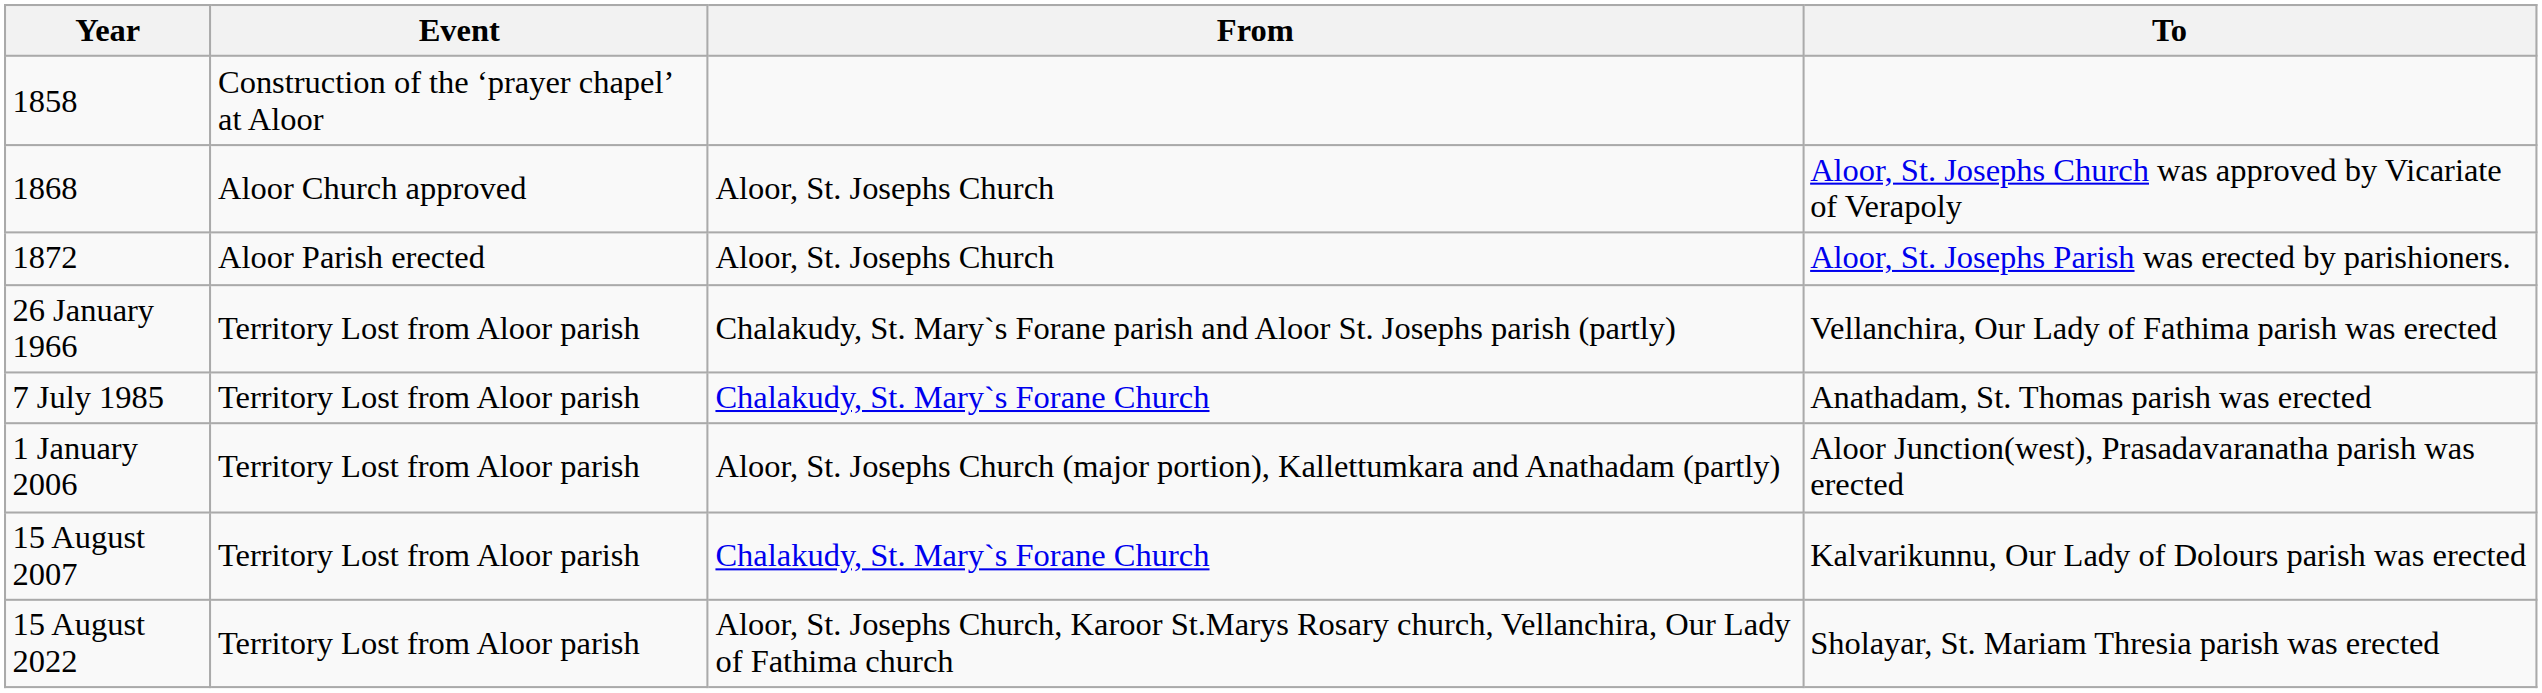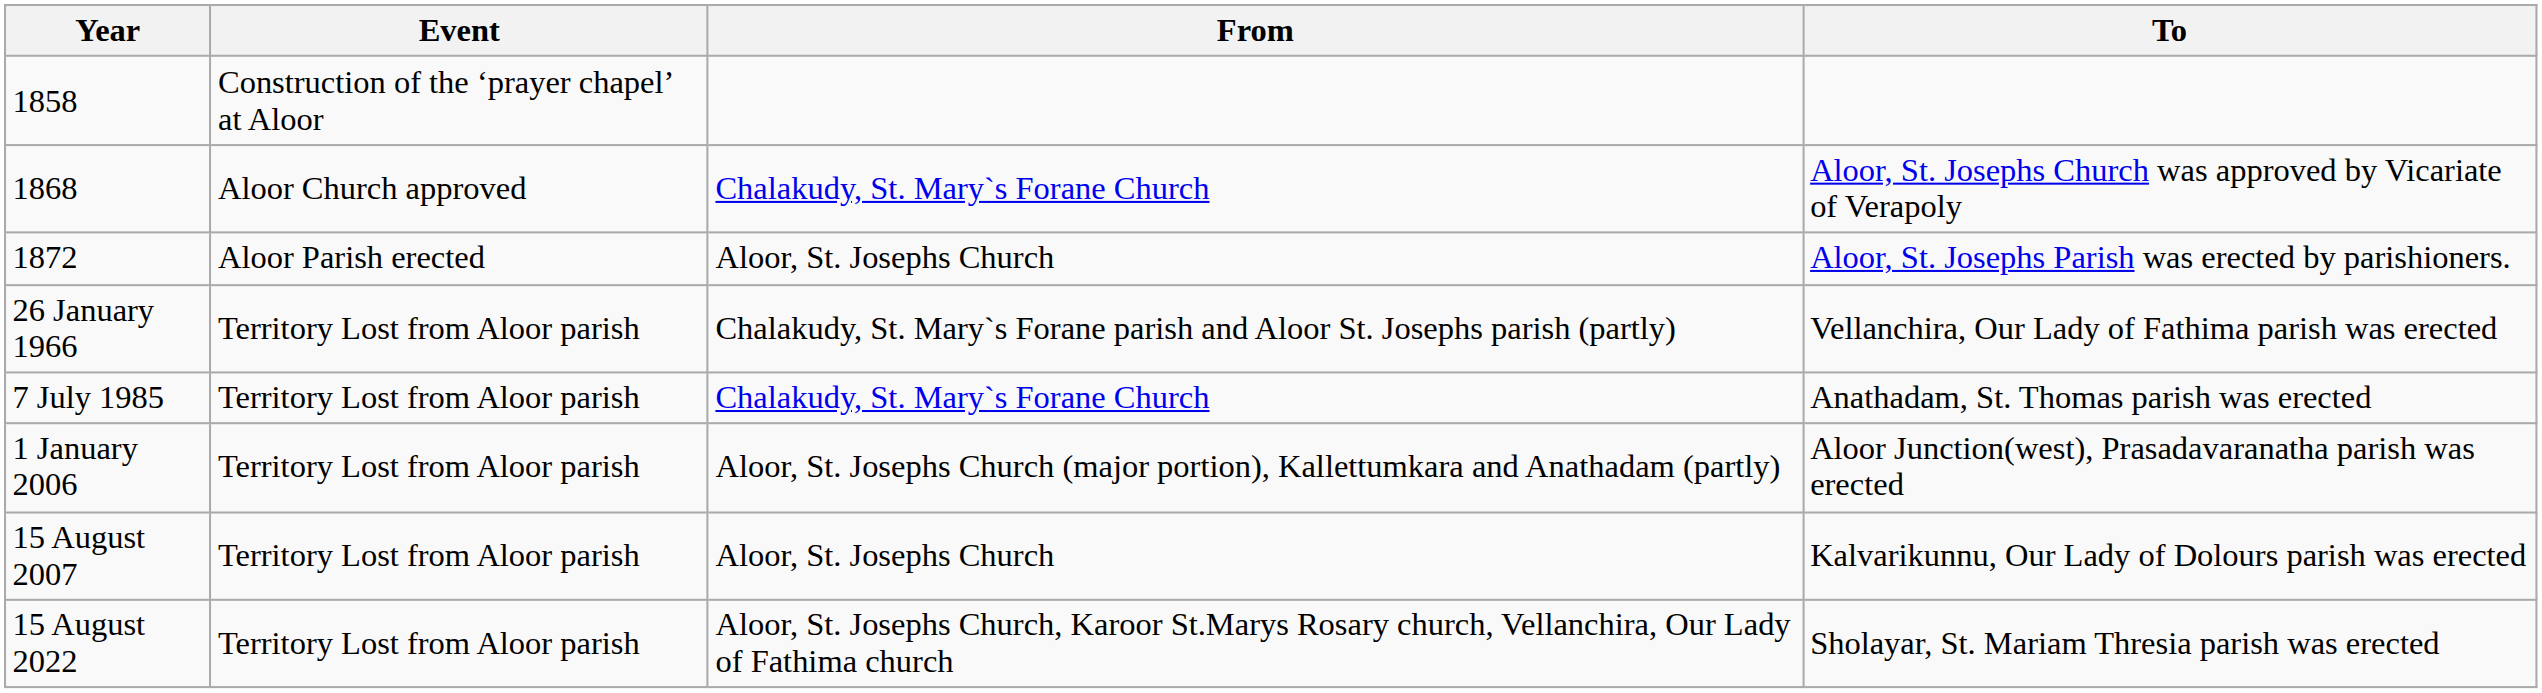(885, 188) Aloor, St. Josephs Church -> (962, 188) Chalakudy, St. Mary`s Forane Church
(962, 555) Chalakudy, St. Mary`s Forane Church -> (885, 555) Aloor, St. Josephs Church
